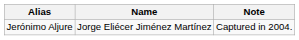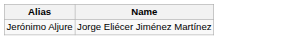- column: (254, 12)
